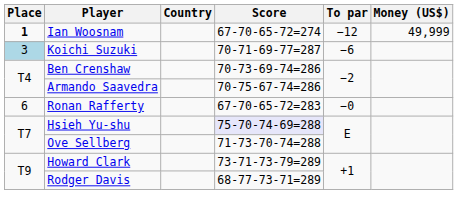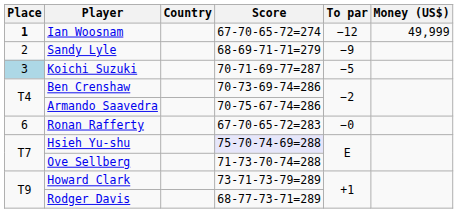+ row: (82, 51)
(347, 51) −6 -> (347, 70) −5
